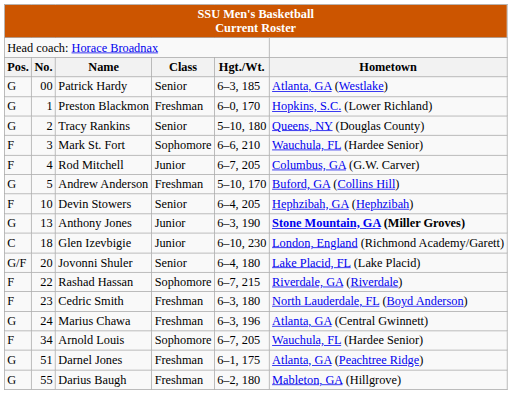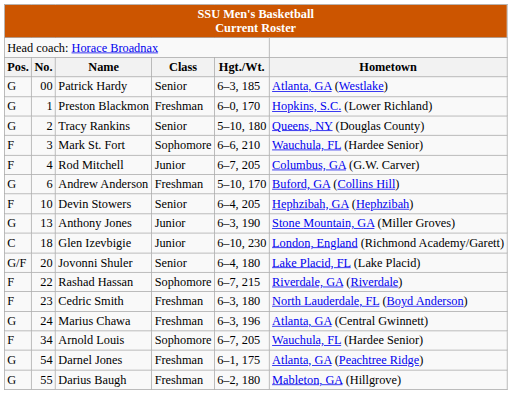(50, 184) 5 -> (50, 184) 6
(369, 223) bold -> (364, 223) normal
(46, 360) 51 -> (46, 360) 54
